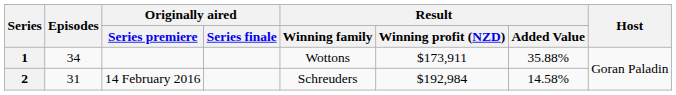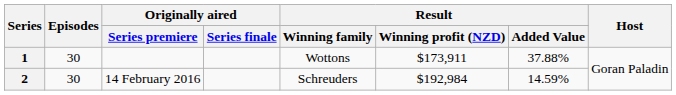(73, 57) 34 -> (73, 57) 30
(548, 57) 35.88% -> (548, 57) 37.88%
(73, 79) 31 -> (73, 79) 30
(548, 79) 14.58% -> (548, 79) 14.59%
